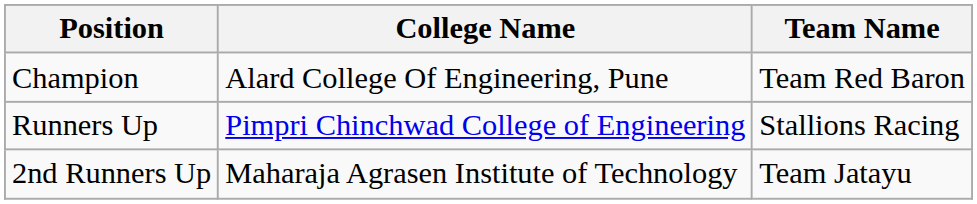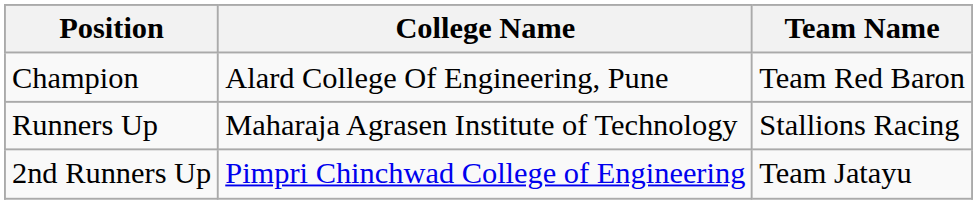(485, 125) Pimpri Chinchwad College of Engineering -> (481, 125) Maharaja Agrasen Institute of Technology
(481, 173) Maharaja Agrasen Institute of Technology -> (485, 173) Pimpri Chinchwad College of Engineering
